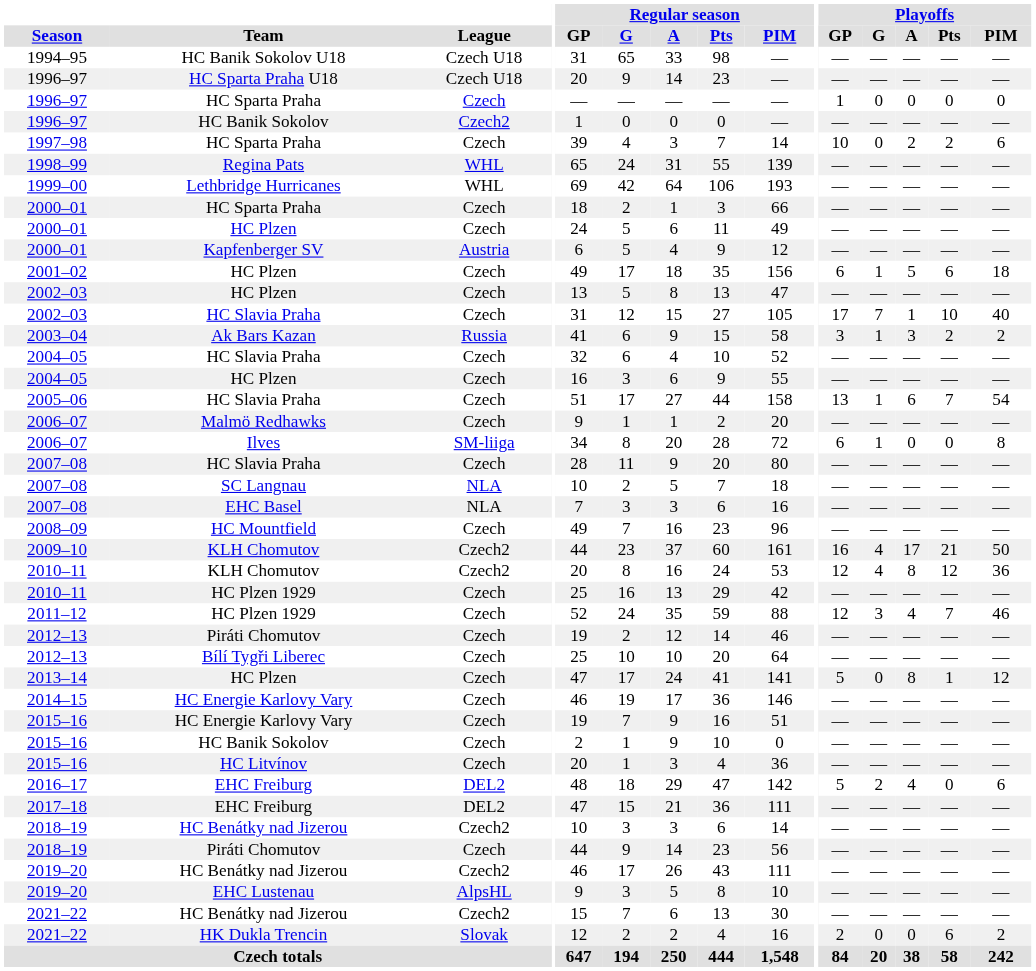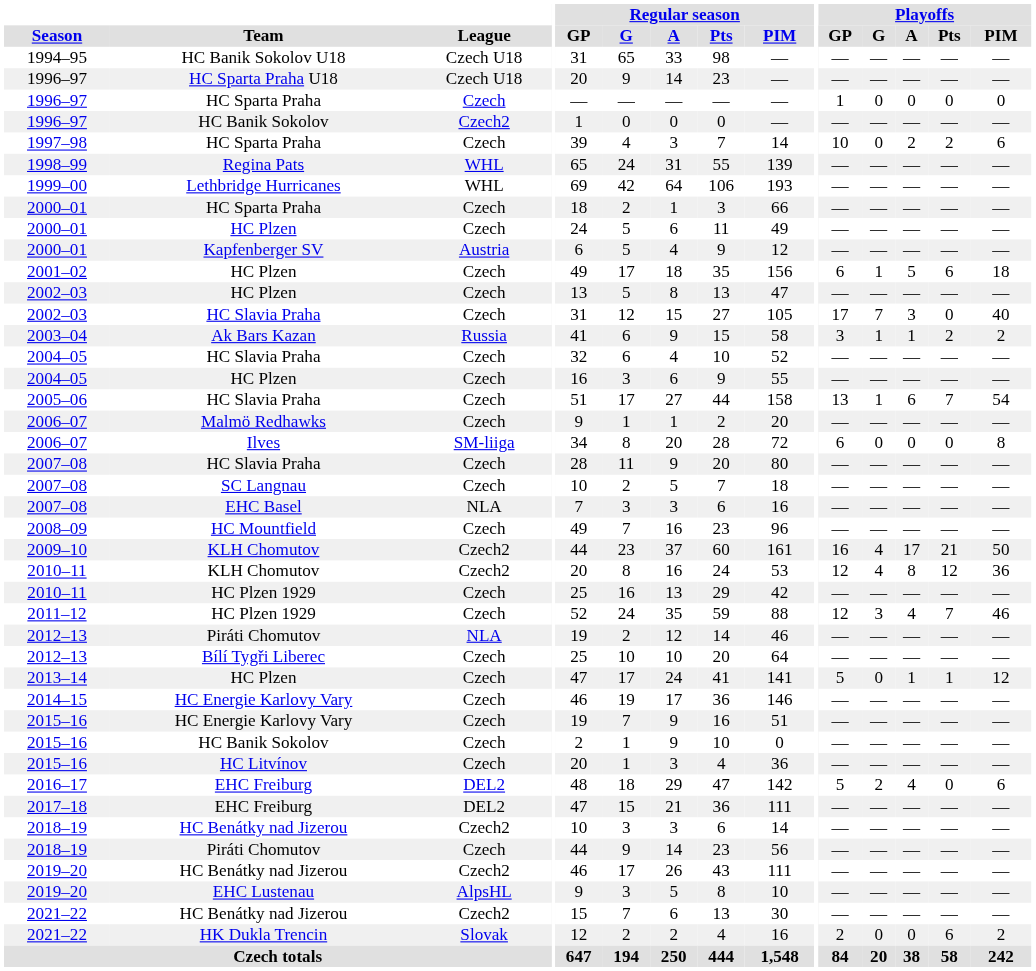(912, 314) 1 -> (912, 314) 3
(949, 314) 10 -> (949, 314) 0
(912, 335) 3 -> (912, 335) 1
(879, 442) 1 -> (879, 442) 0
(484, 485) NLA -> (484, 485) Czech
(484, 635) Czech -> (484, 635) NLA
(912, 678) 8 -> (912, 678) 1
